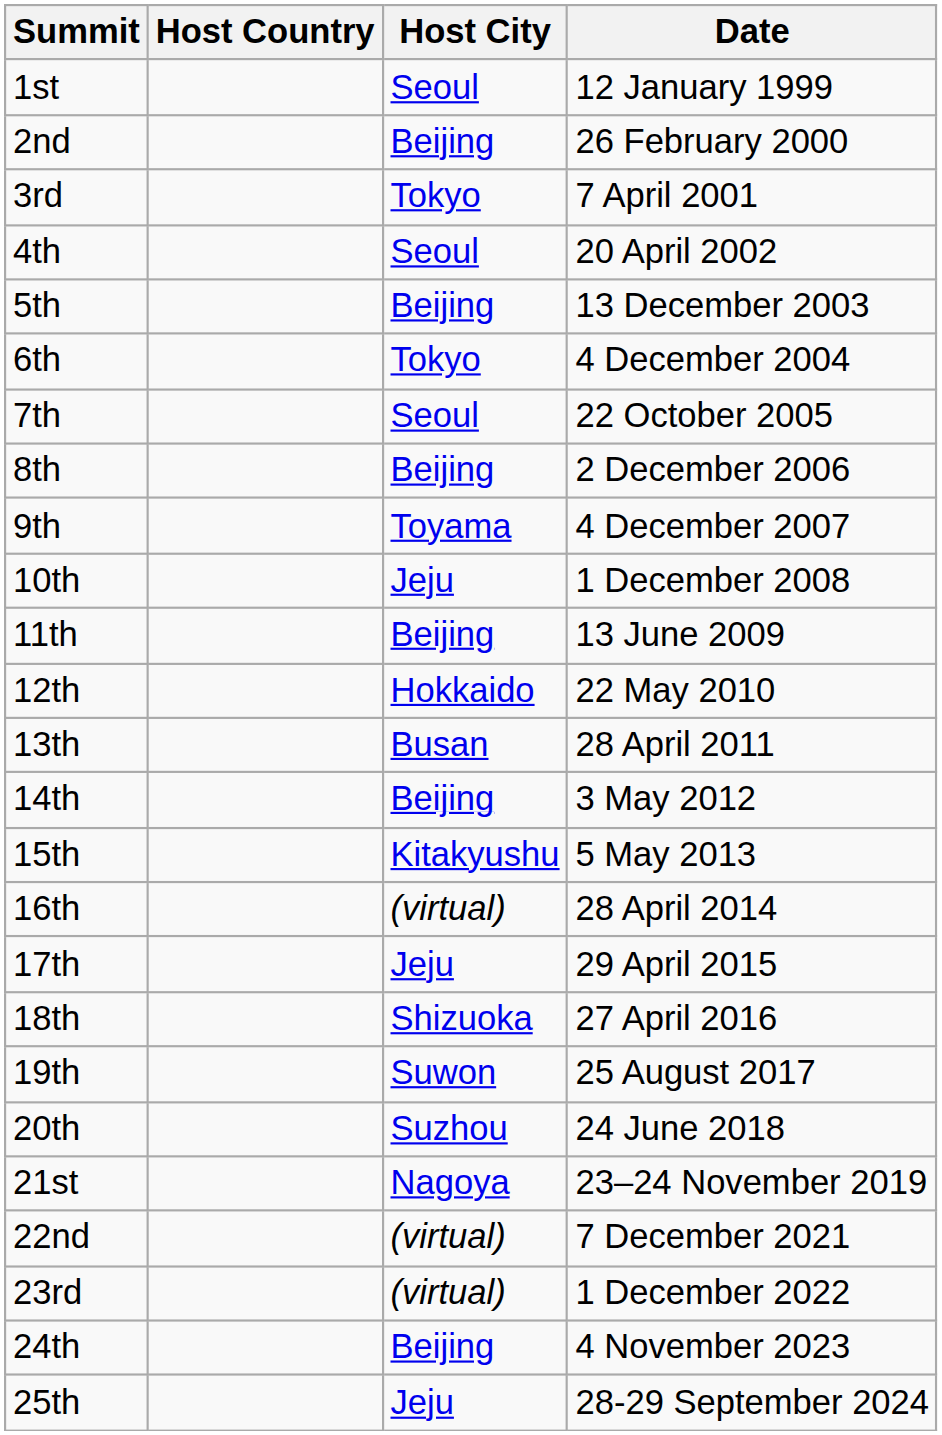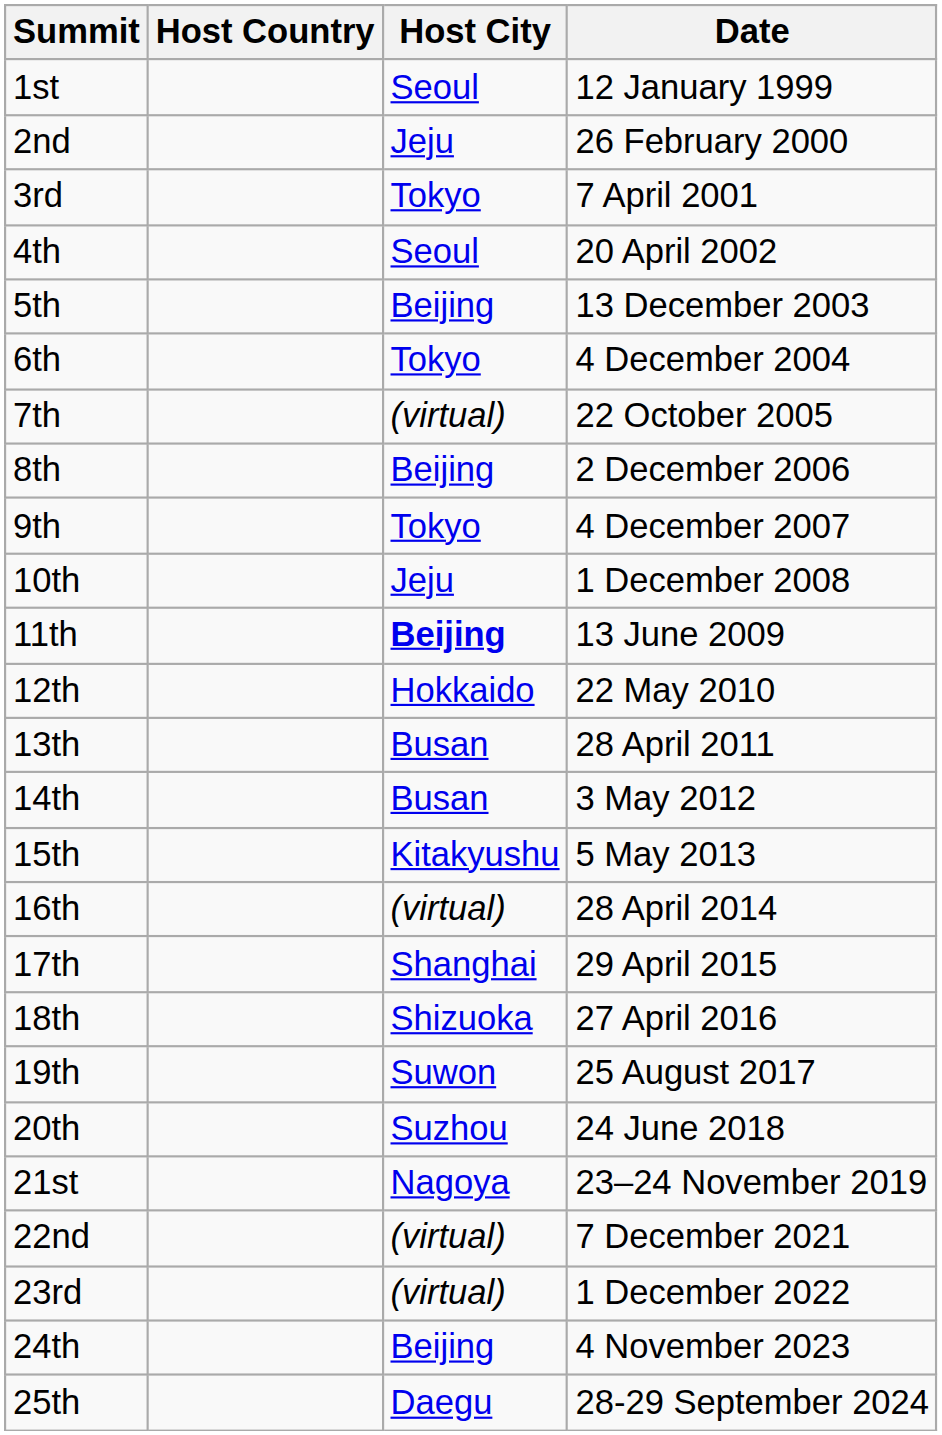(442, 141) Beijing -> (422, 141) Jeju
(435, 415) Seoul -> (448, 415) (virtual)
(451, 525) Toyama -> (436, 525) Tokyo
(442, 634) normal -> (448, 634) bold
(442, 799) Beijing -> (440, 799) Busan
(422, 963) Jeju -> (464, 963) Shanghai
(422, 1402) Jeju -> (441, 1402) Daegu
